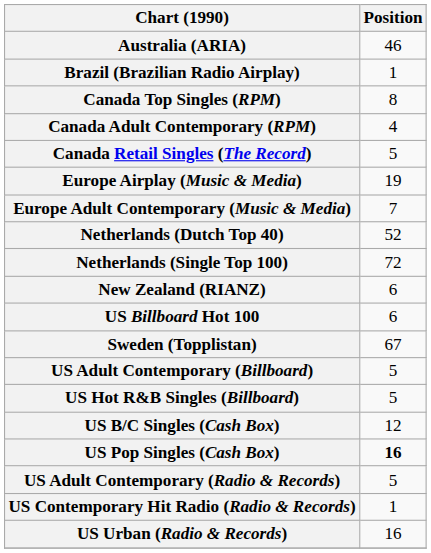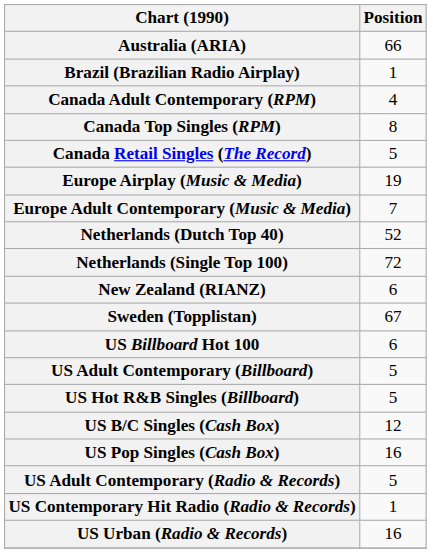(393, 45) 46 -> (393, 45) 66
rows swapped: (182, 99) <-> (182, 126)
rows swapped: (182, 343) <-> (182, 316)
(393, 452) bold -> (393, 452) normal
